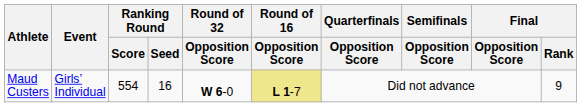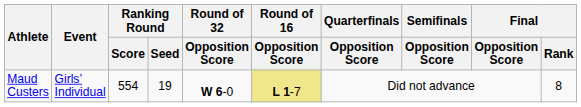(165, 86) 16 -> (165, 86) 19
(559, 86) 9 -> (559, 86) 8
